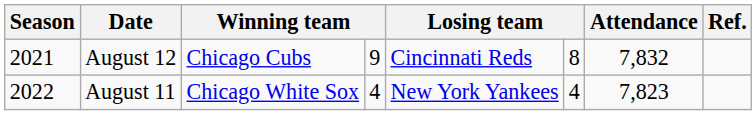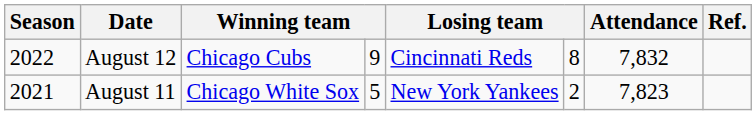(32, 57) 2021 -> (32, 57) 2022
(32, 92) 2022 -> (32, 92) 2021
(375, 92) 4 -> (375, 92) 5
(574, 92) 4 -> (574, 92) 2
